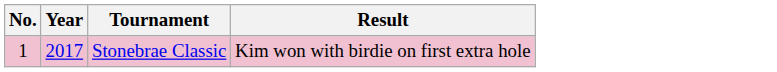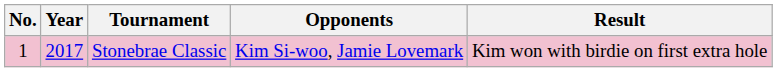+ column: (349, 20)
